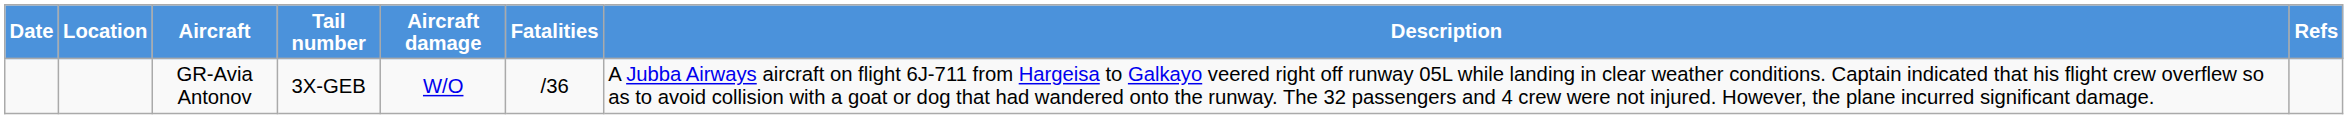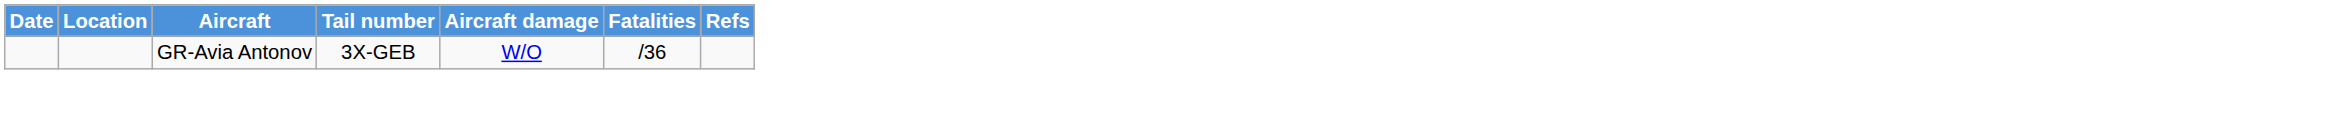- column: (1446, 31)
